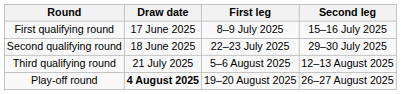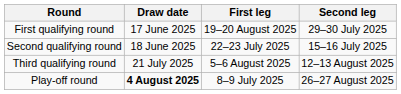(250, 30) 8–9 July 2025 -> (250, 30) 19–20 August 2025
(348, 30) 15–16 July 2025 -> (348, 30) 29–30 July 2025
(348, 47) 29–30 July 2025 -> (348, 47) 15–16 July 2025
(250, 81) 19–20 August 2025 -> (250, 81) 8–9 July 2025
